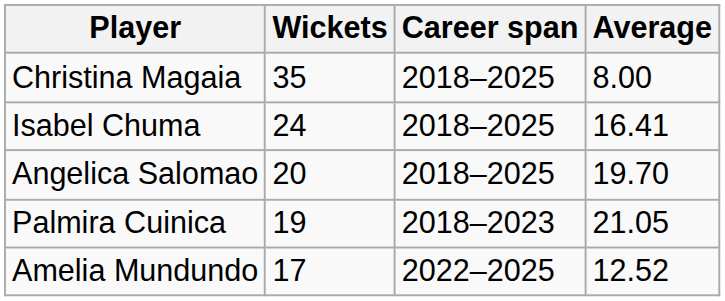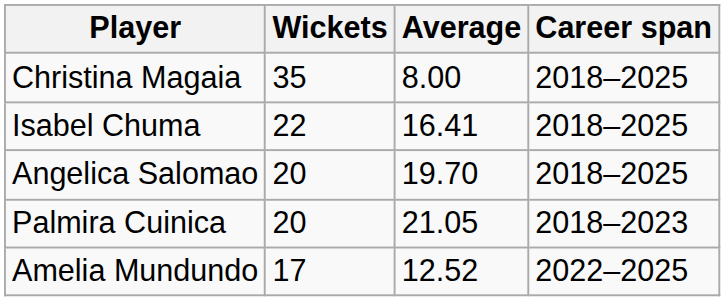columns swapped: (652, 28) <-> (490, 28)
(289, 125) 24 -> (289, 125) 22
(289, 222) 19 -> (289, 222) 20
